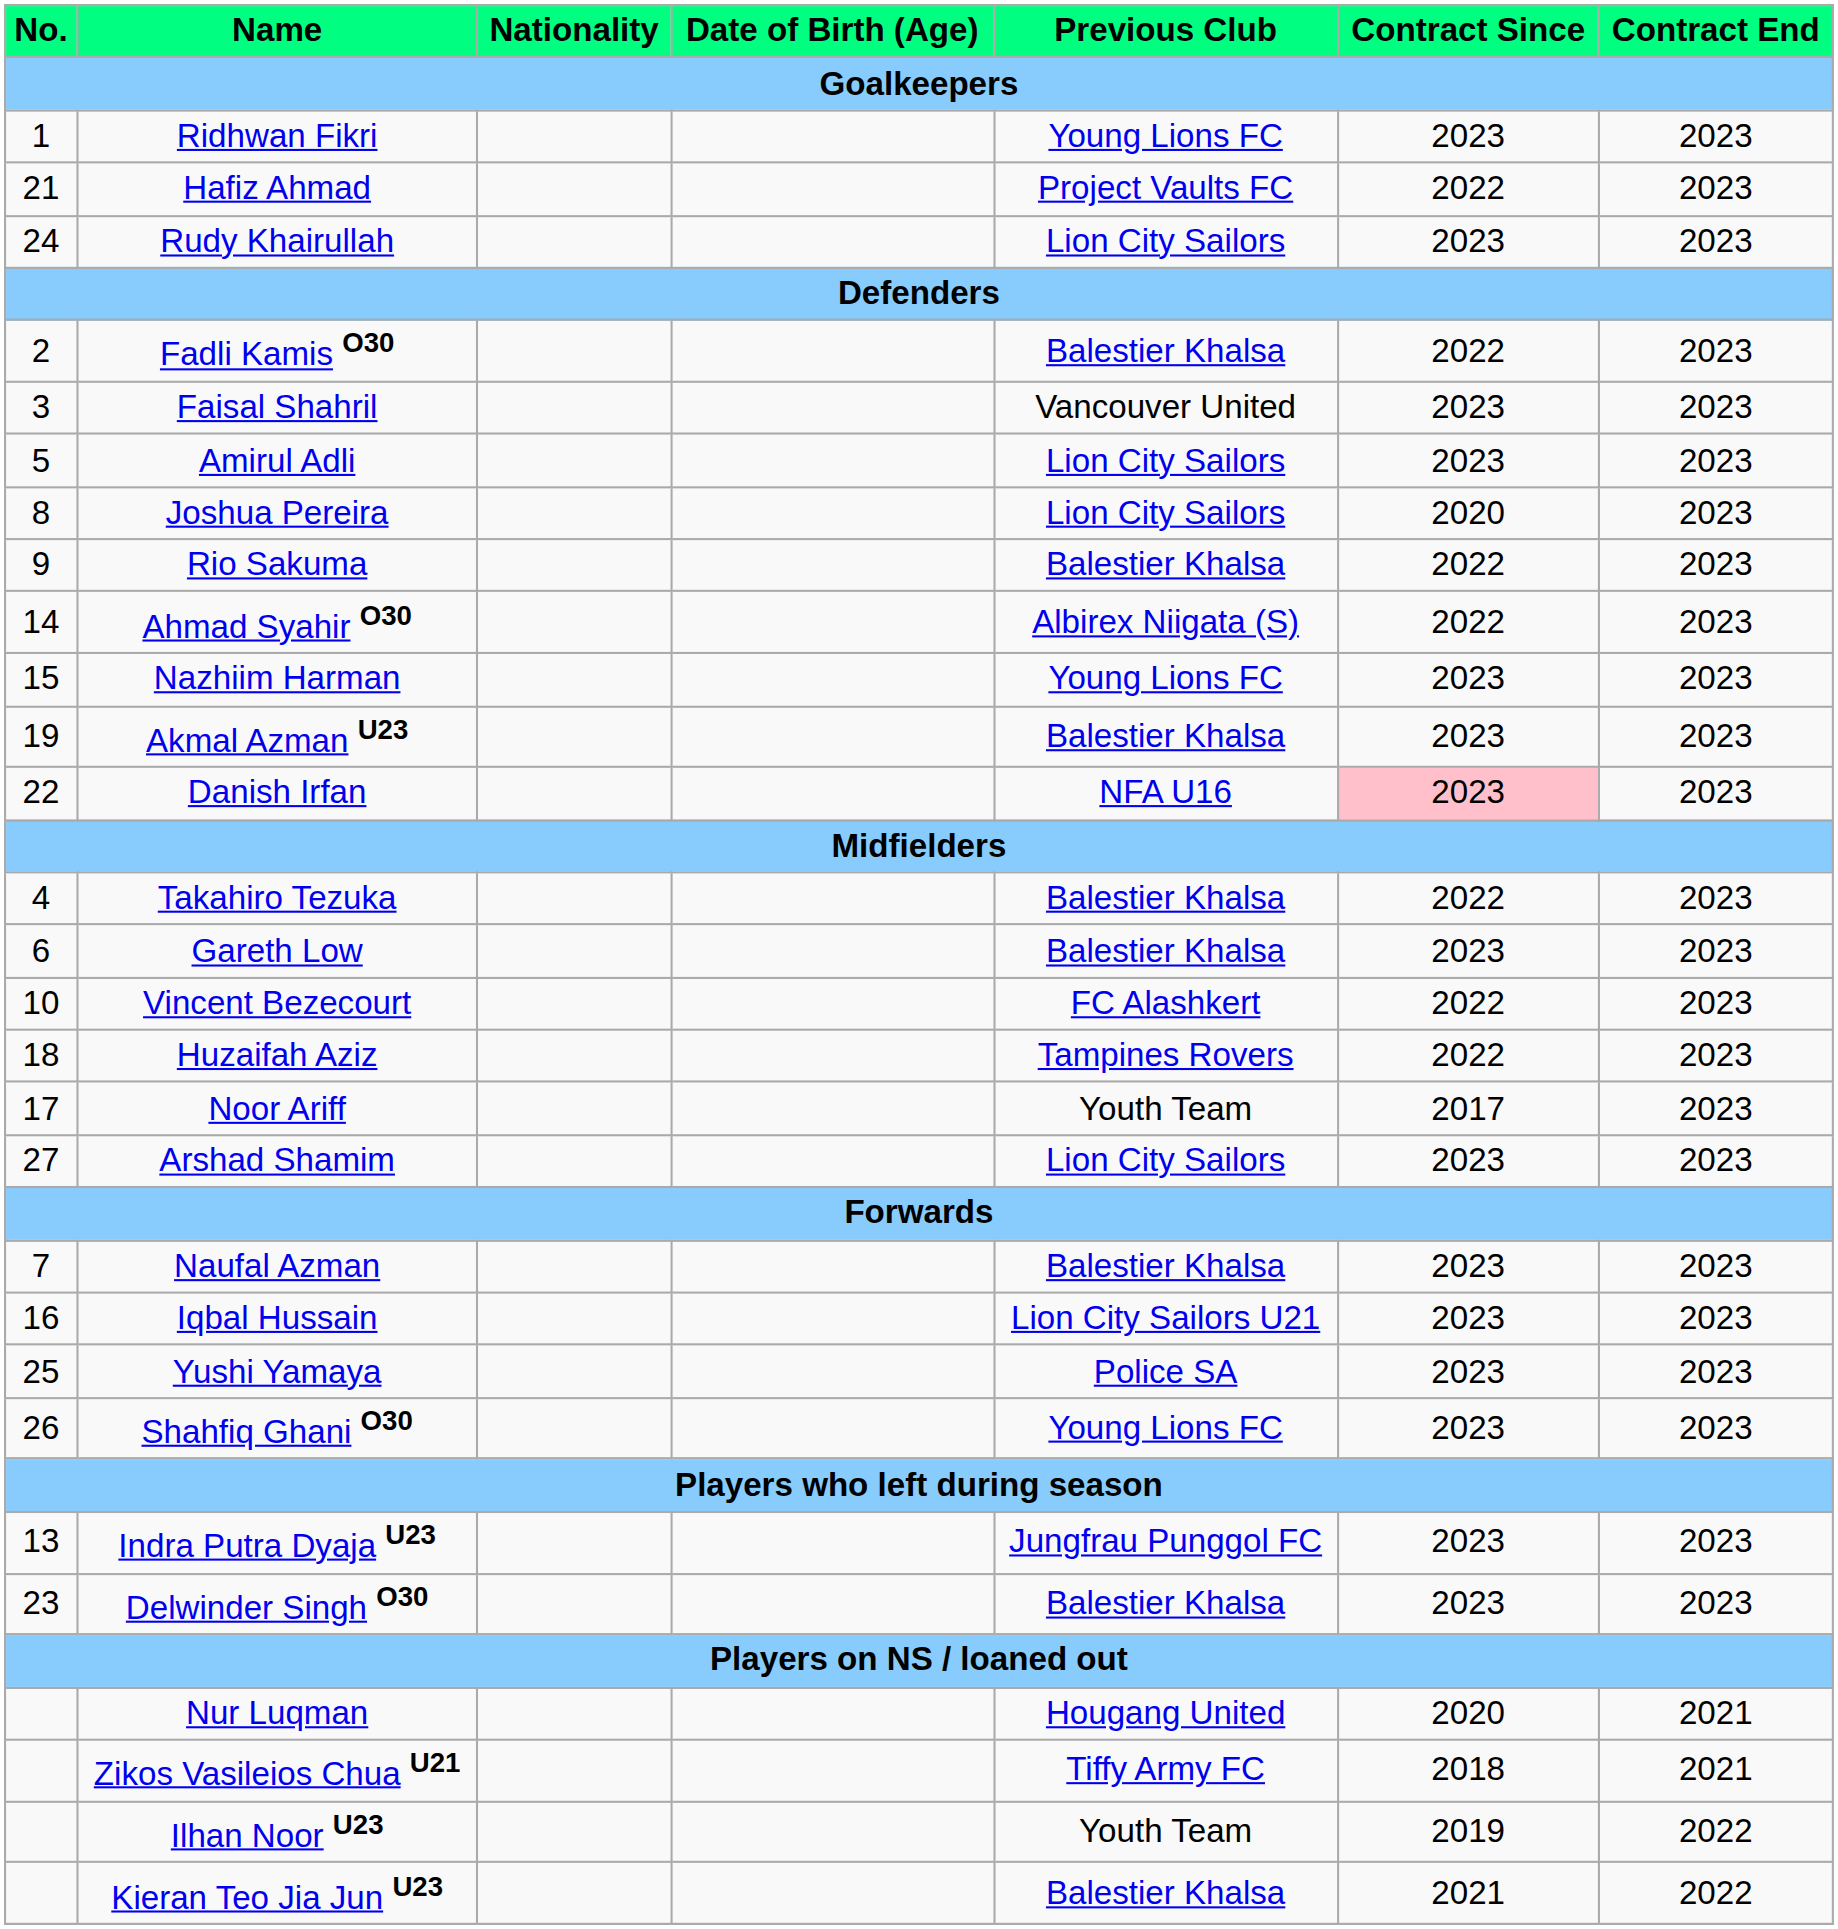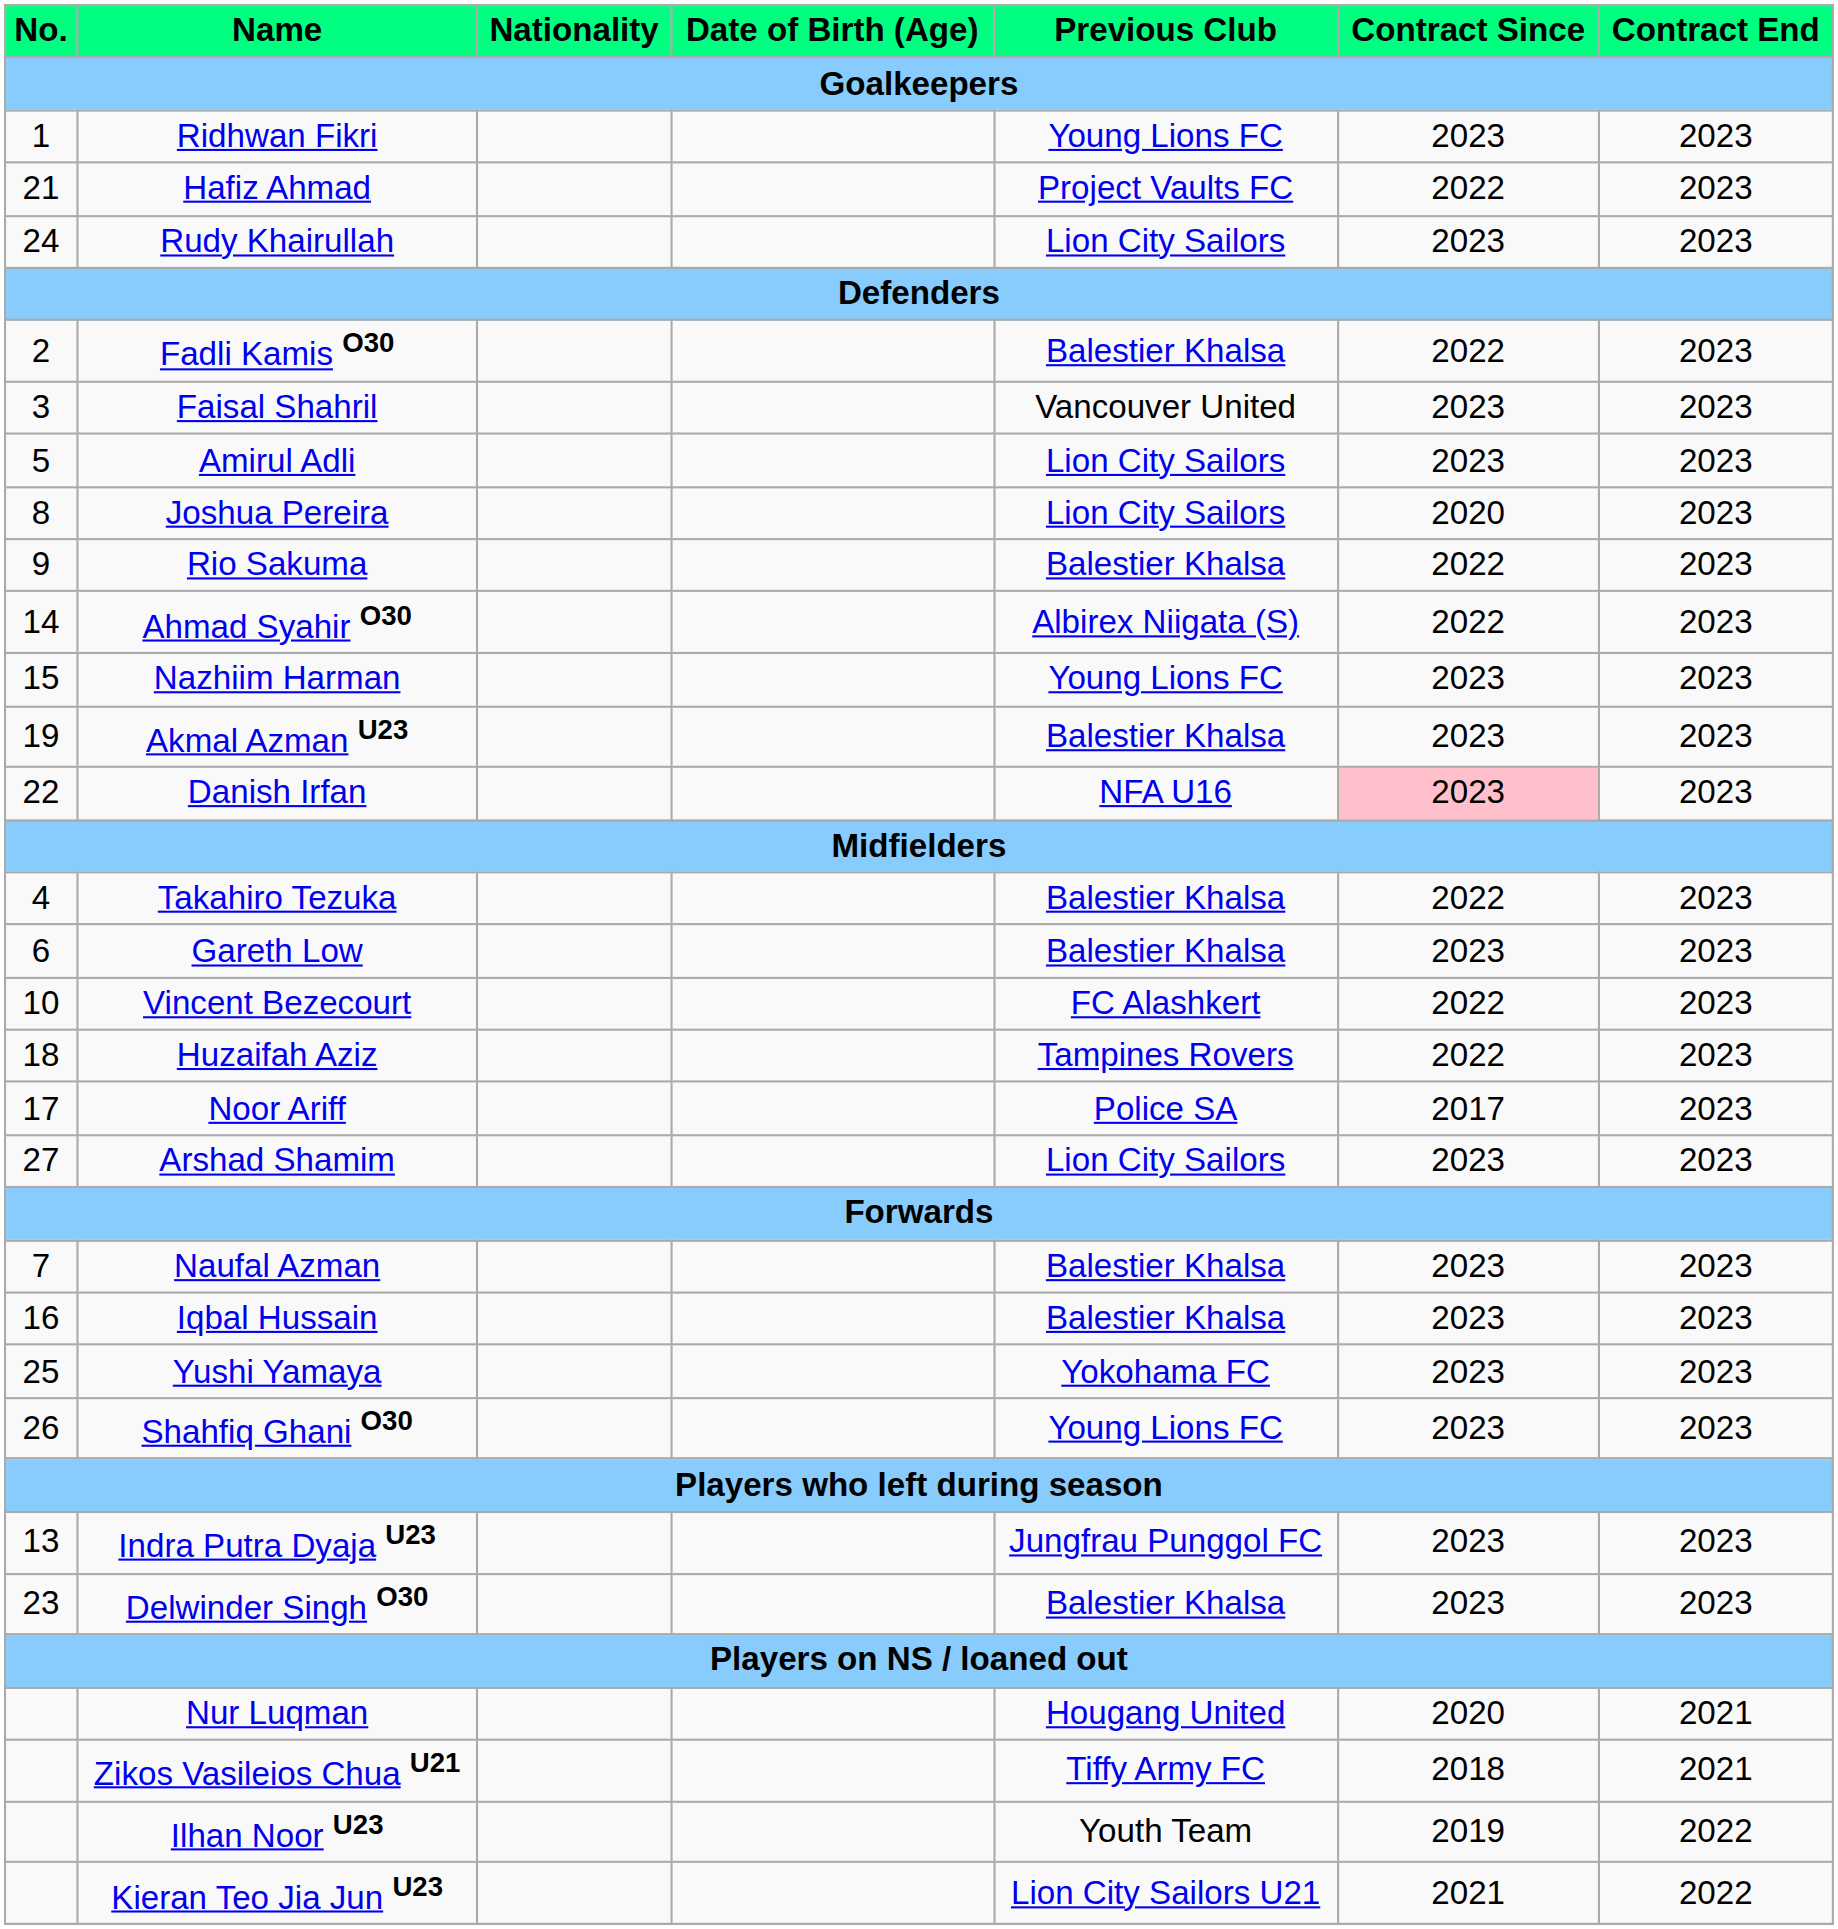(1166, 1108) Youth Team -> (1166, 1108) Police SA
(1166, 1318) Lion City Sailors U21 -> (1166, 1318) Balestier Khalsa
(1166, 1370) Police SA -> (1166, 1370) Yokohama FC
(1166, 1892) Balestier Khalsa -> (1166, 1892) Lion City Sailors U21
